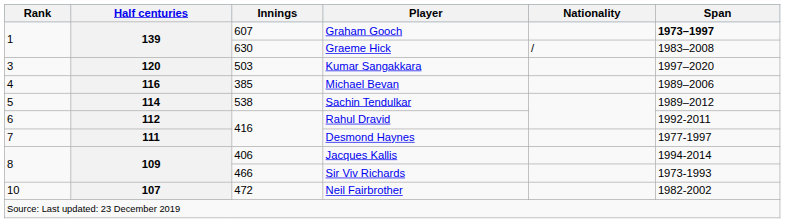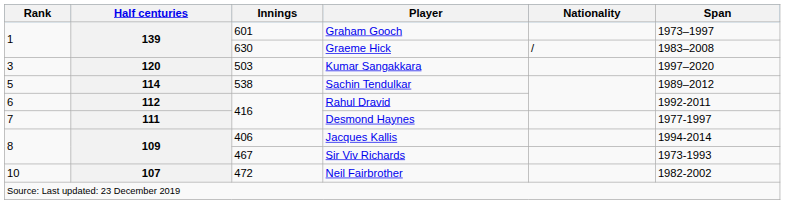(244, 31) 607 -> (244, 31) 601
(686, 31) bold -> (686, 31) normal
- row: (362, 84)
(244, 173) 466 -> (244, 155) 467
